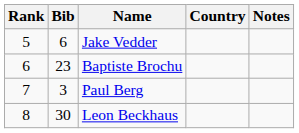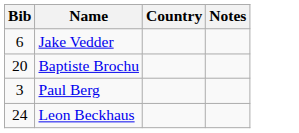- column: (26, 16)
(63, 66) 23 -> (20, 66) 20
(63, 115) 30 -> (20, 115) 24
